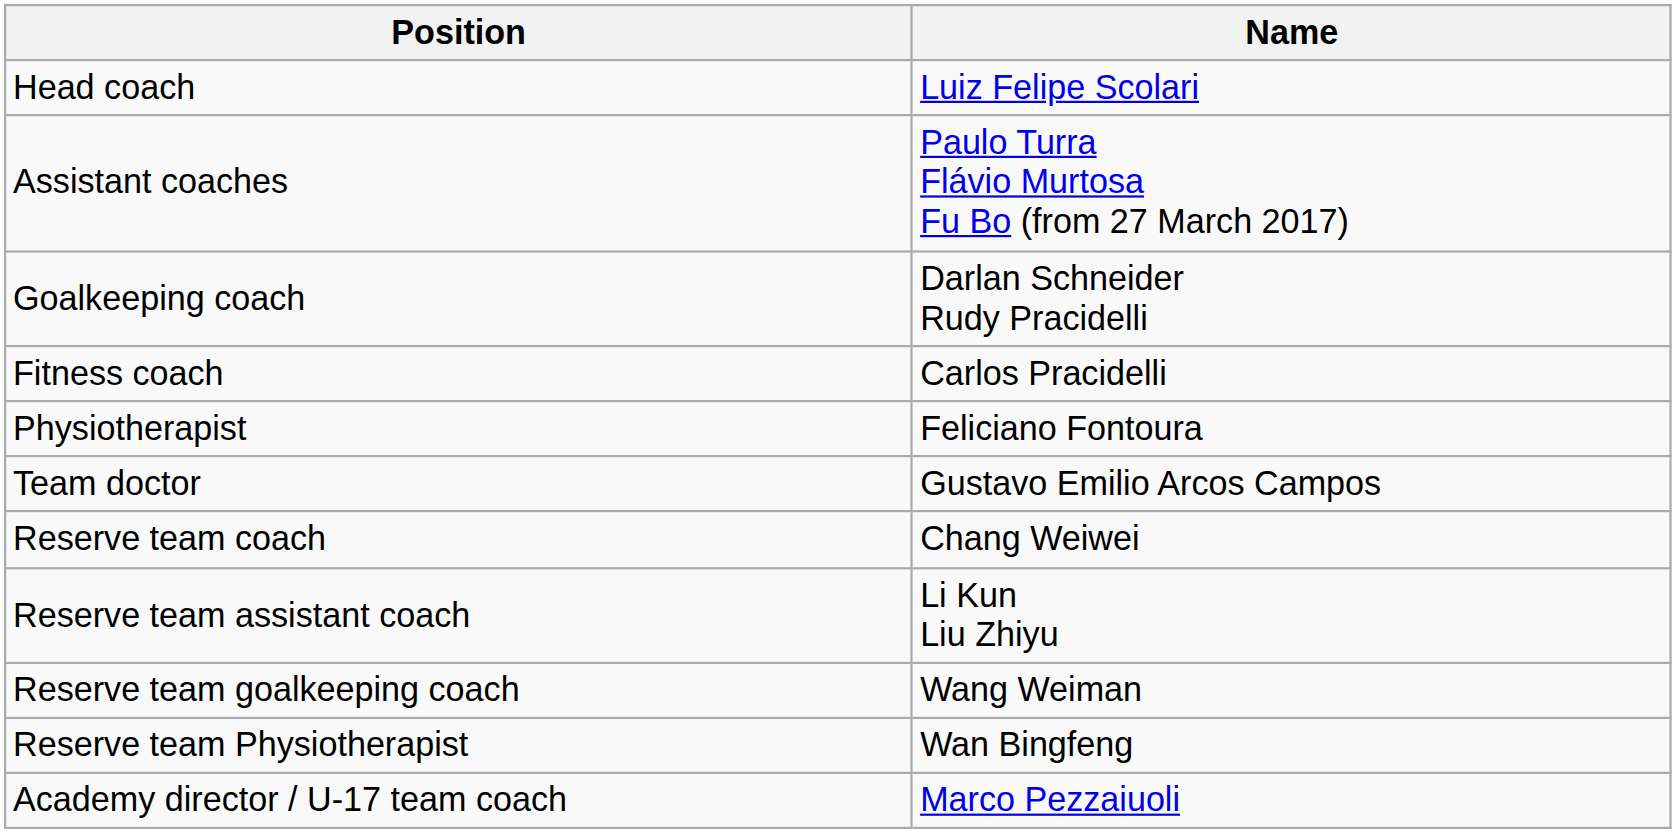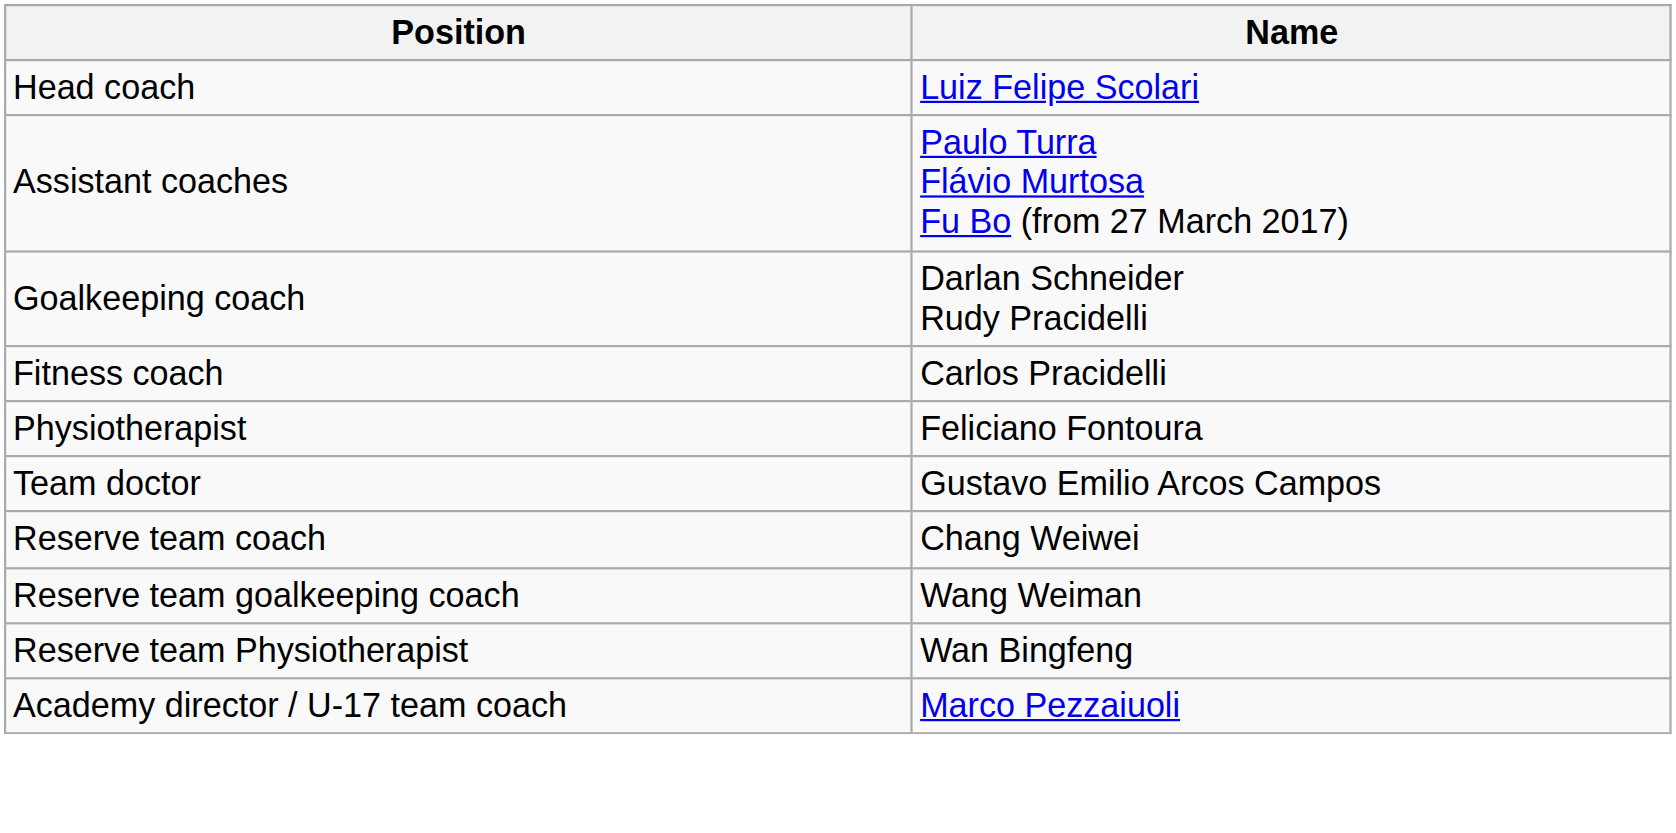- row: (242, 613)
